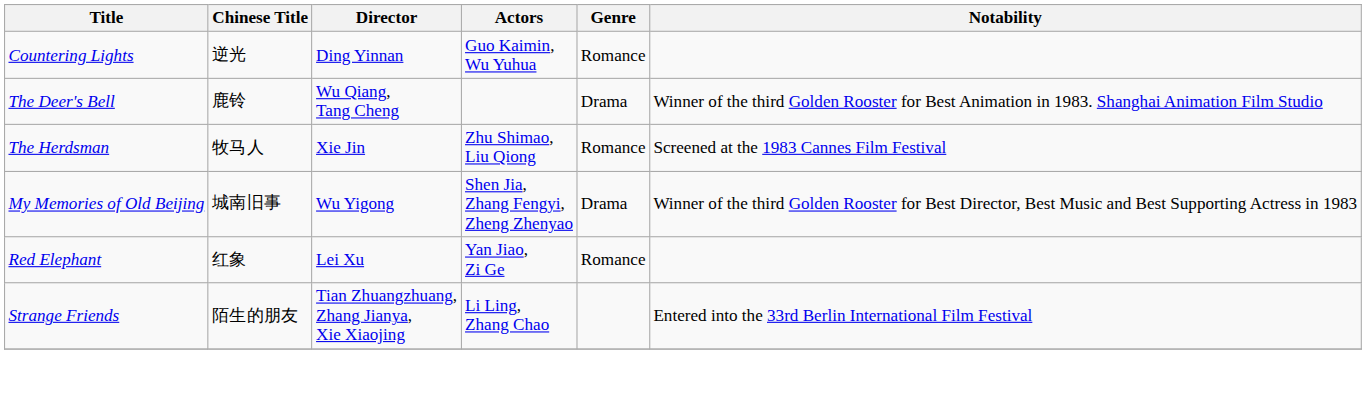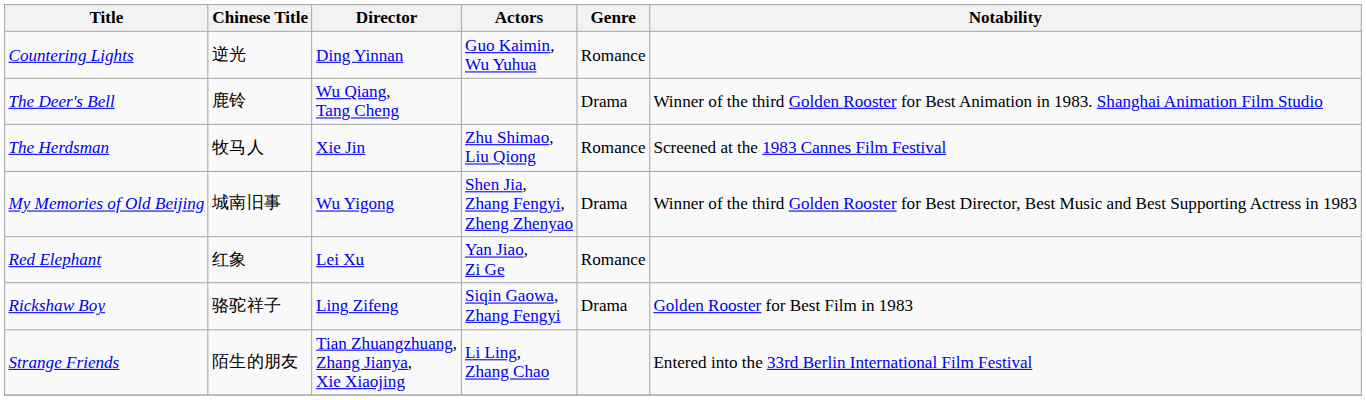+ row: (57, 306)
